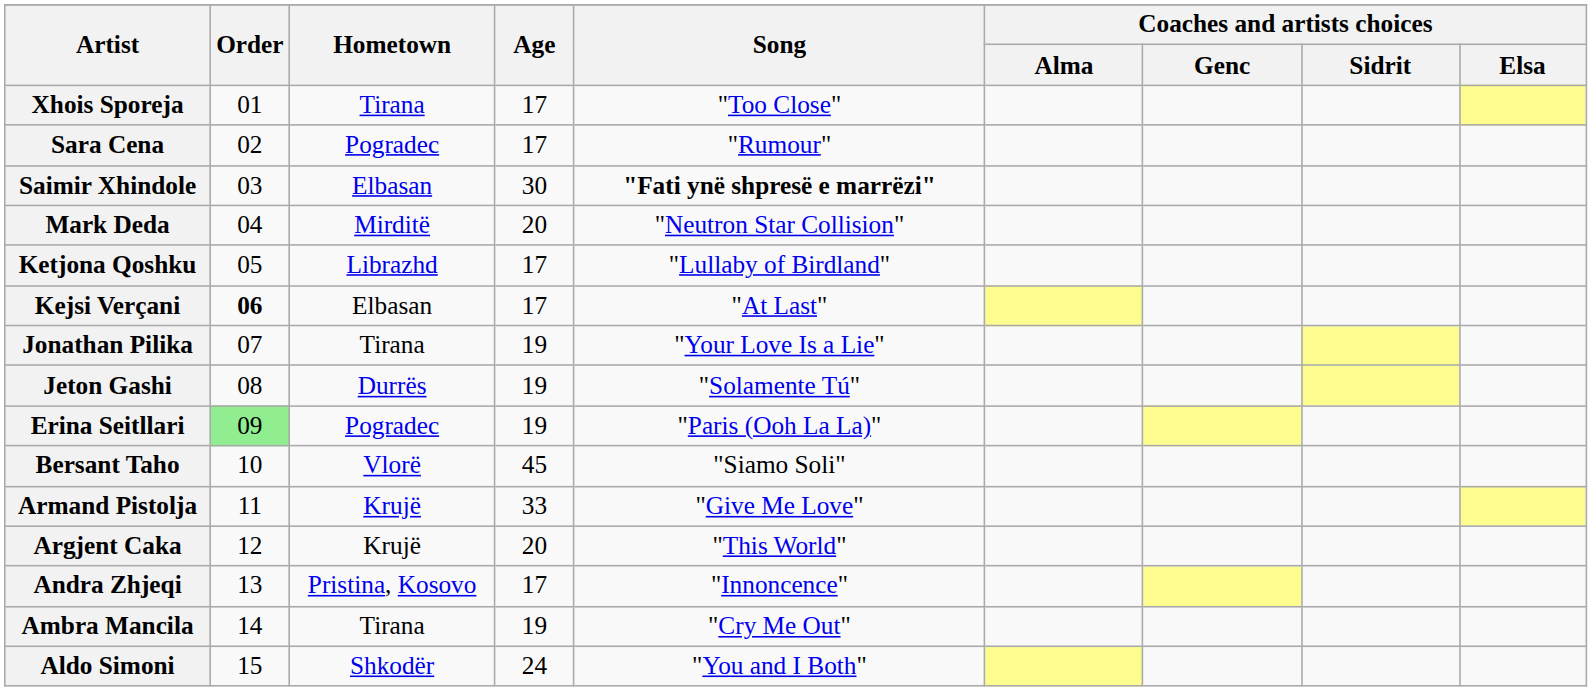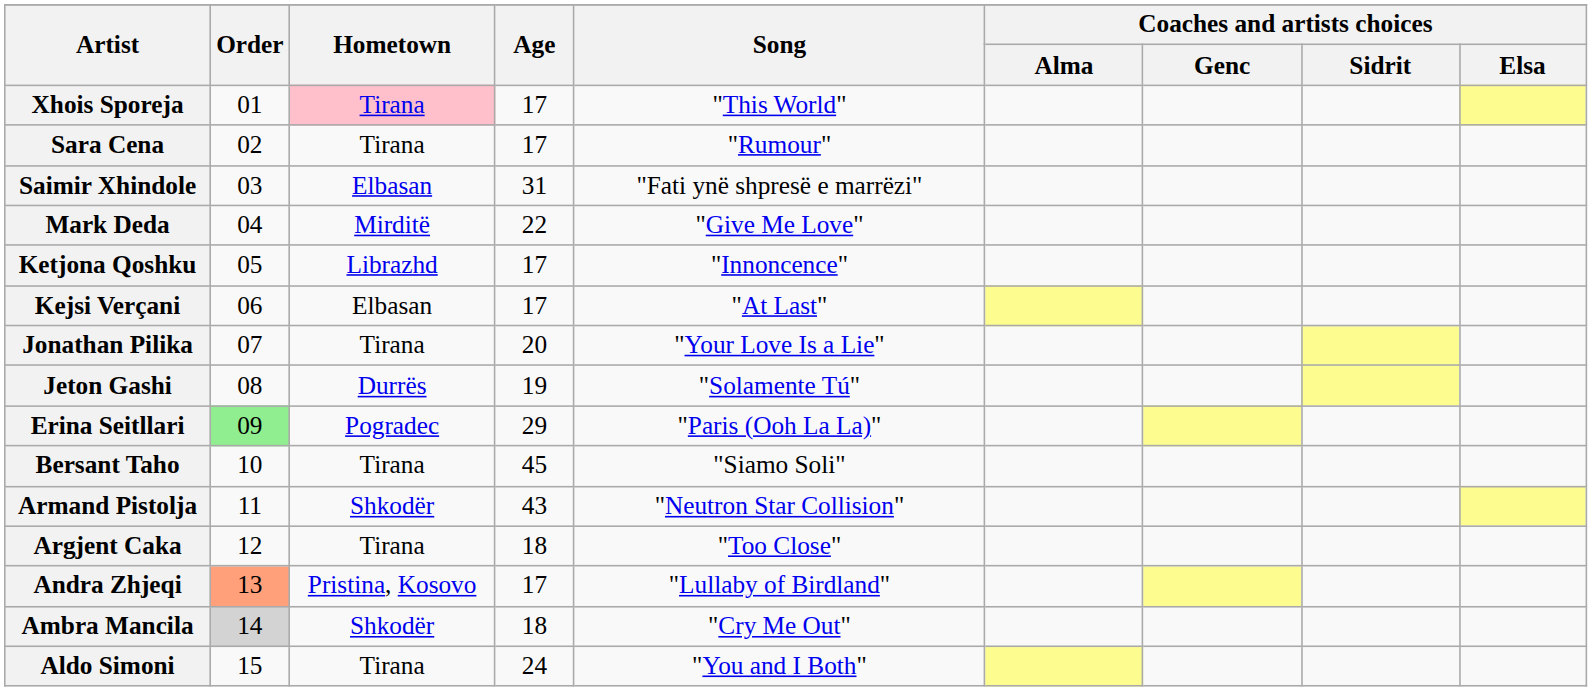(392, 104) no background -> (392, 104) pink background
(779, 104) "Too Close" -> (779, 104) "This World"
(392, 144) Pogradec -> (392, 144) Tirana
(534, 184) 30 -> (534, 184) 31
(779, 184) bold -> (779, 184) normal
(534, 225) 20 -> (534, 225) 22
(779, 225) "Neutron Star Collision" -> (779, 225) "Give Me Love"
(779, 265) "Lullaby of Birdland" -> (779, 265) "Innoncence"
(250, 305) bold -> (250, 305) normal
(534, 345) 19 -> (534, 345) 20
(534, 425) 19 -> (534, 425) 29
(392, 465) Vlorë -> (392, 465) Tirana
(392, 505) Krujë -> (392, 505) Shkodër
(534, 505) 33 -> (534, 505) 43
(779, 505) "Give Me Love" -> (779, 505) "Neutron Star Collision"
(392, 545) Krujë -> (392, 545) Tirana
(534, 545) 20 -> (534, 545) 18
(779, 545) "This World" -> (779, 545) "Too Close"
(250, 585) no background -> (250, 585) lightsalmon background
(779, 585) "Innoncence" -> (779, 585) "Lullaby of Birdland"
(250, 625) no background -> (250, 625) lightgrey background
(392, 625) Tirana -> (392, 625) Shkodër
(534, 625) 19 -> (534, 625) 18
(392, 666) Shkodër -> (392, 666) Tirana
